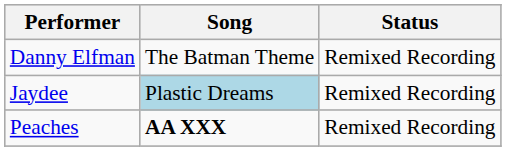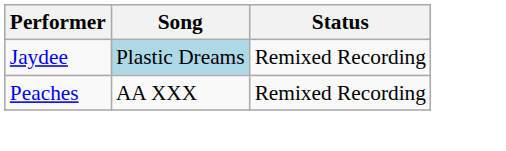- row: (72, 56)
(186, 127) bold -> (157, 92) normal
